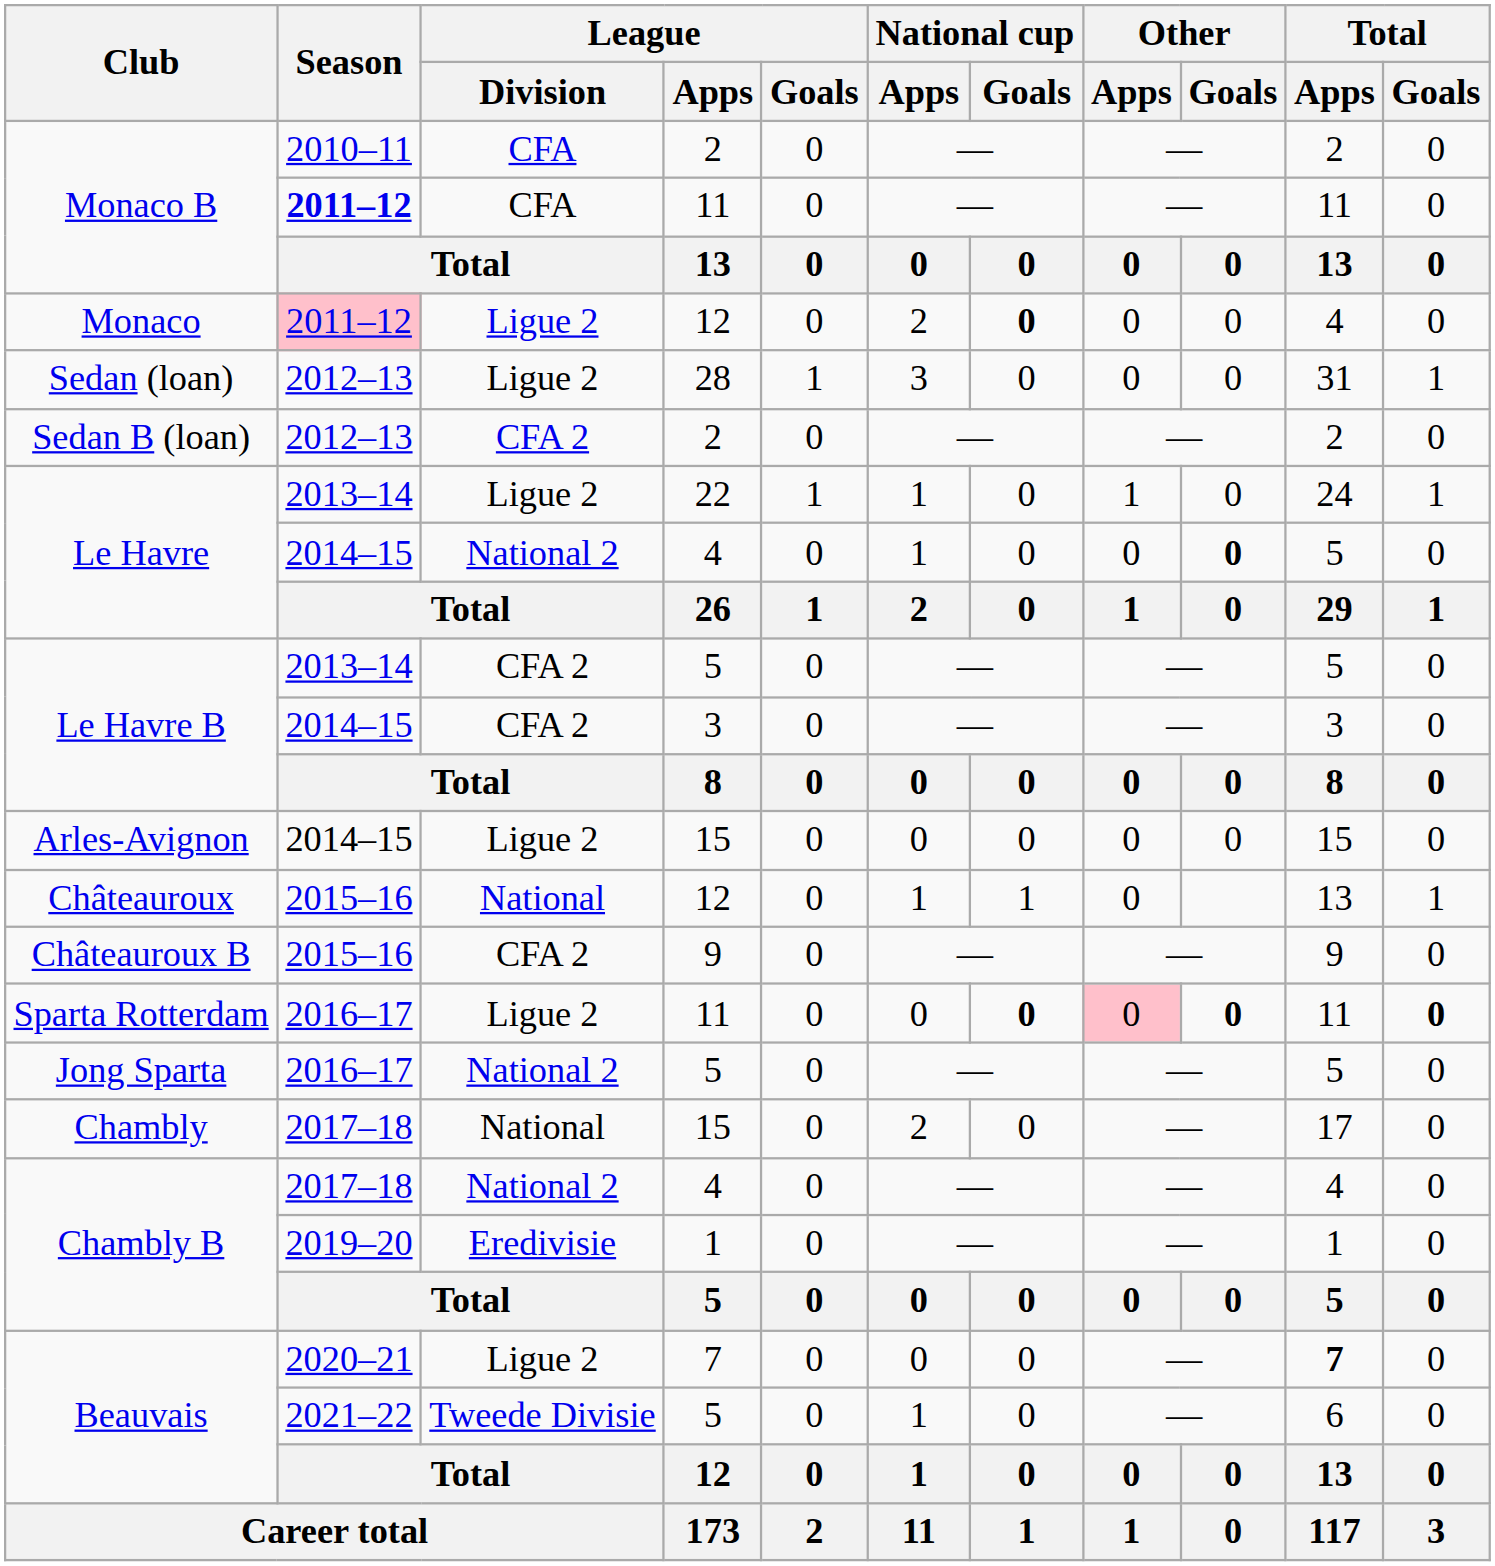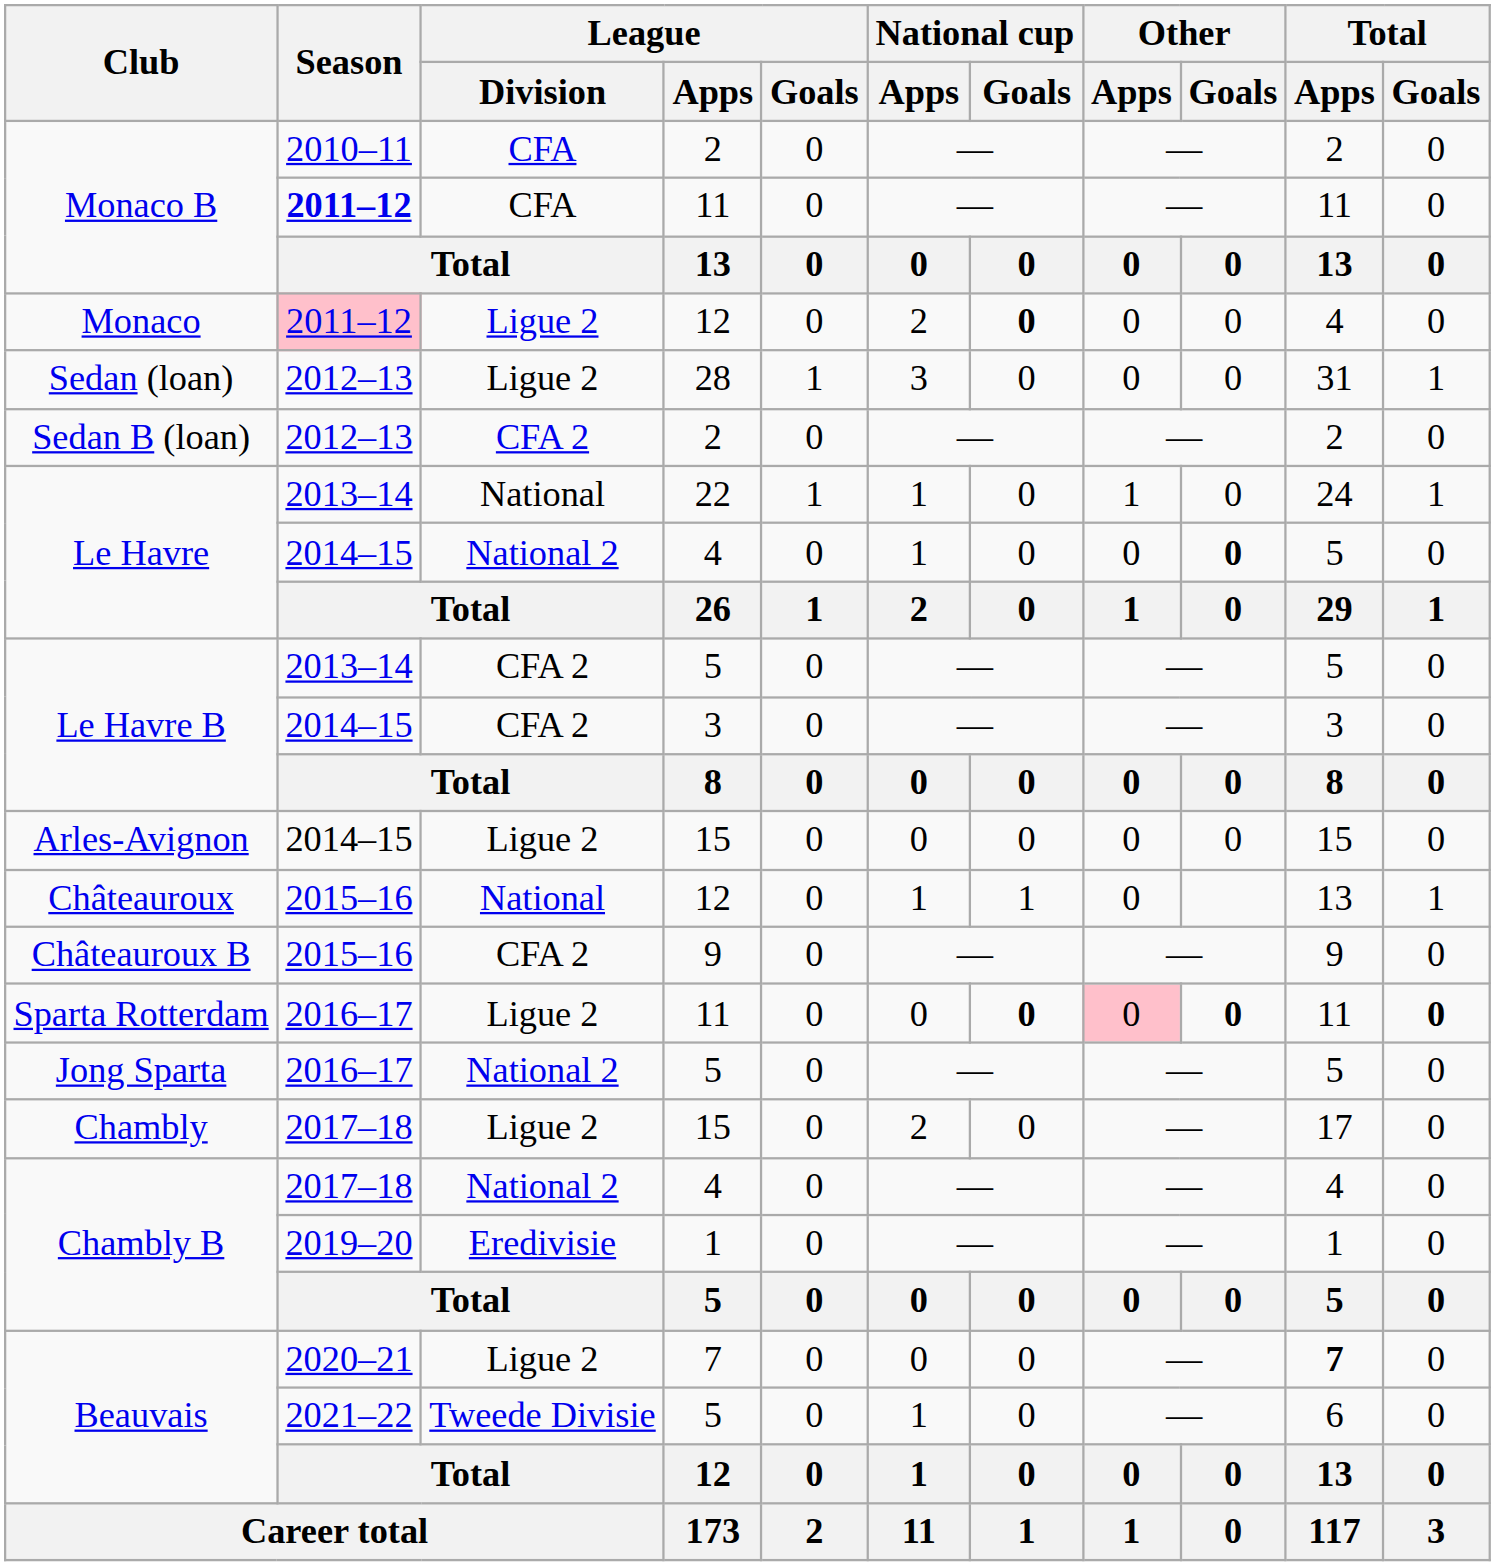(543, 494) Ligue 2 -> (542, 494) National
(542, 1127) National -> (543, 1127) Ligue 2
